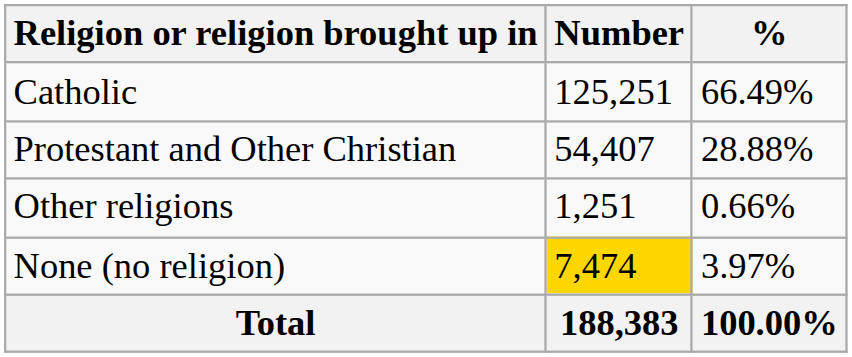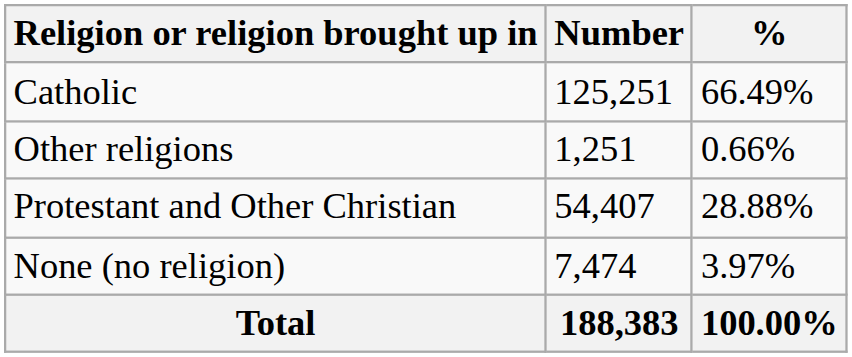rows swapped: (235, 149) <-> (123, 206)
(595, 264) gold background -> (595, 264) no background
